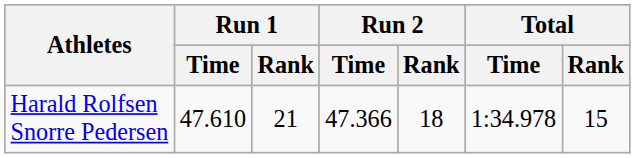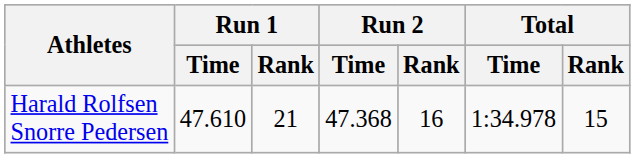(359, 118) 47.366 -> (359, 118) 47.368
(431, 118) 18 -> (431, 118) 16
